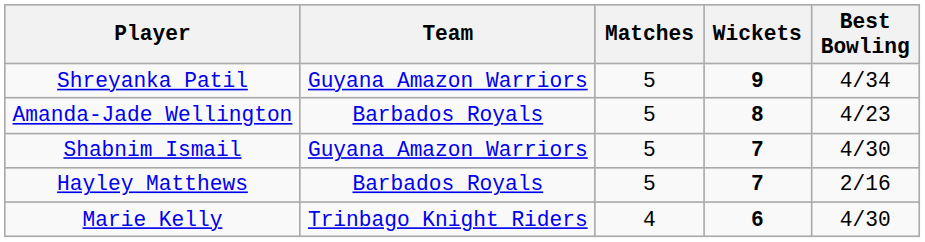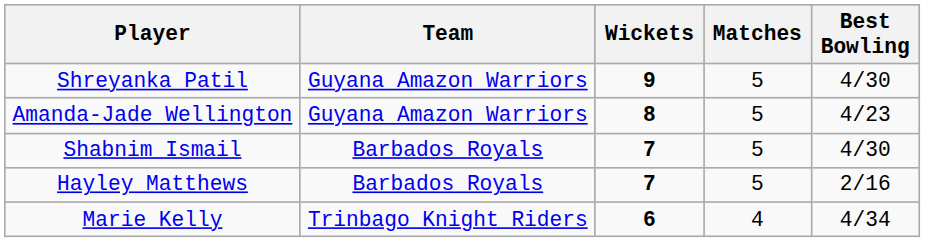columns swapped: (649, 34) <-> (757, 34)
(865, 81) 4/34 -> (865, 81) 4/30
(448, 116) Barbados Royals -> (448, 116) Guyana Amazon Warriors
(448, 150) Guyana Amazon Warriors -> (448, 150) Barbados Royals
(865, 219) 4/30 -> (865, 219) 4/34
